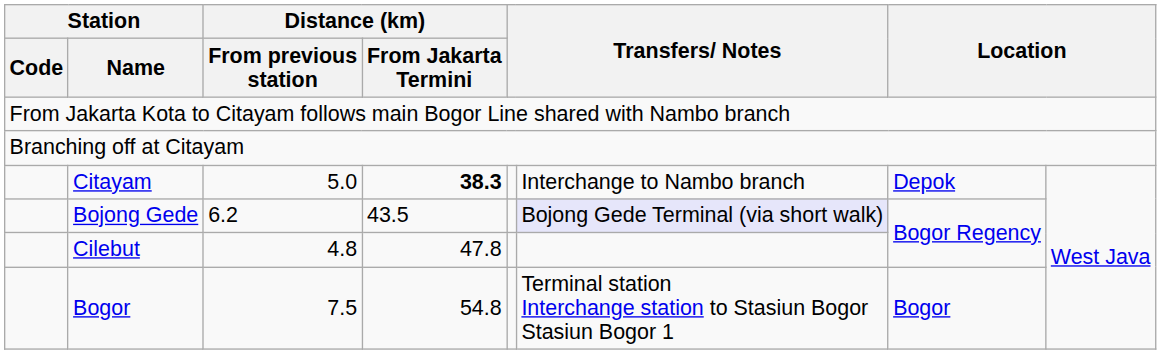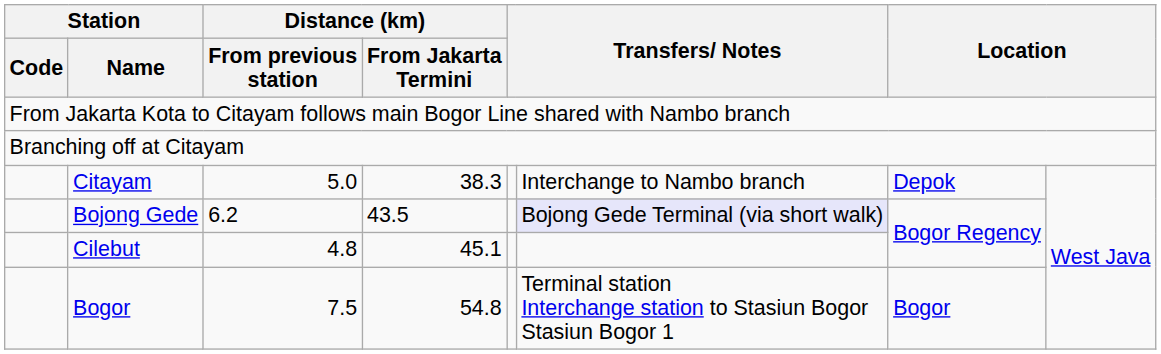(481, 181) bold -> (481, 181) normal
(481, 249) 47.8 -> (481, 249) 45.1
